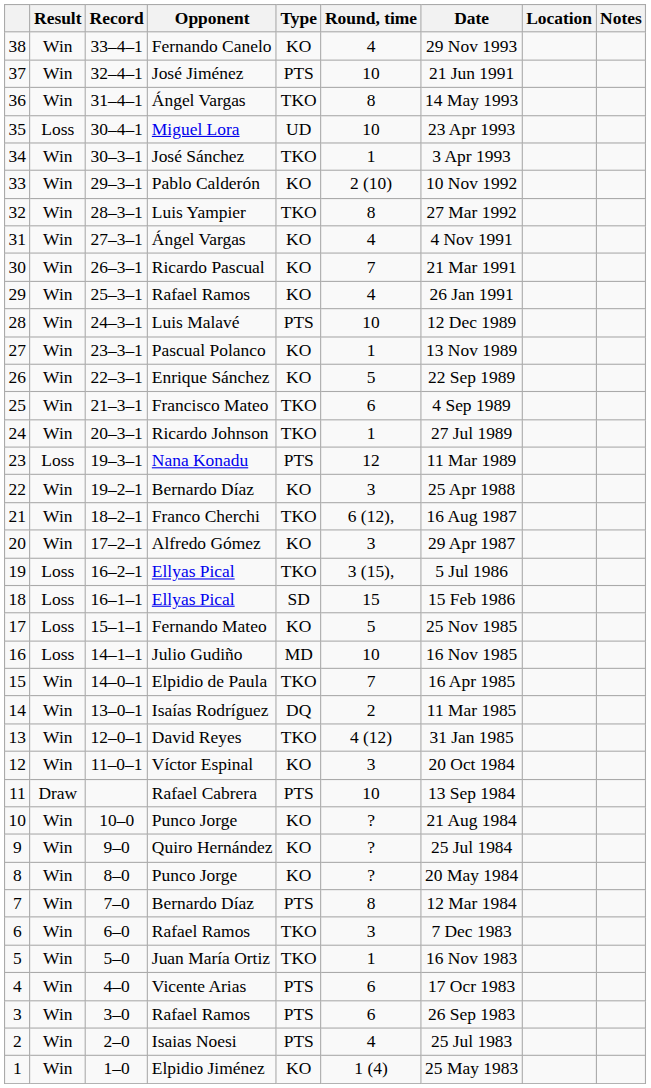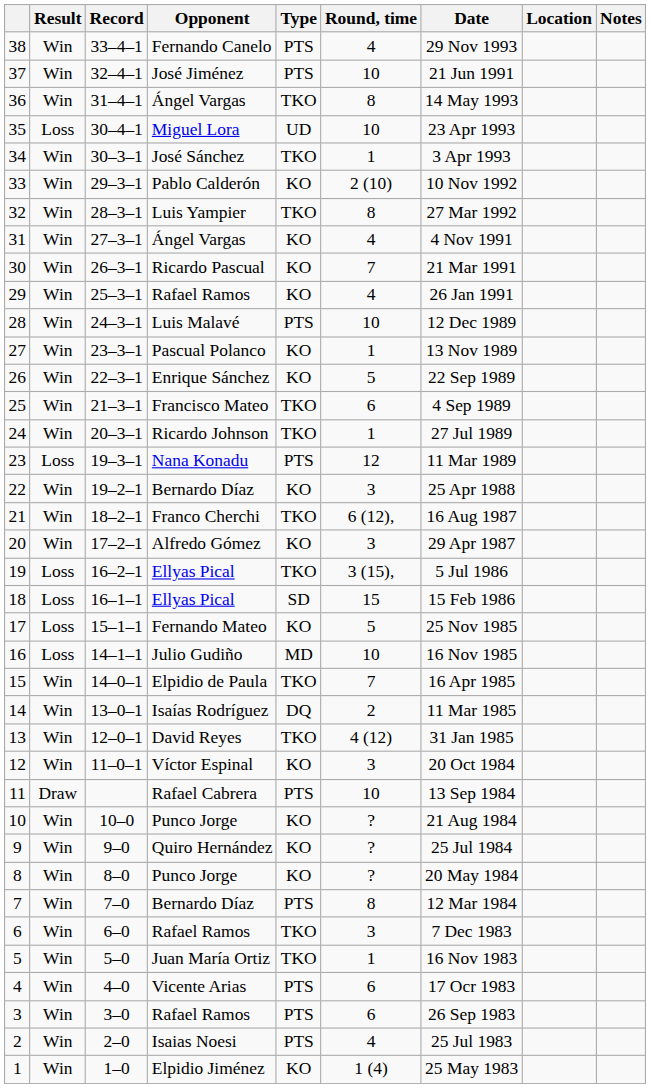(299, 45) KO -> (299, 45) PTS
